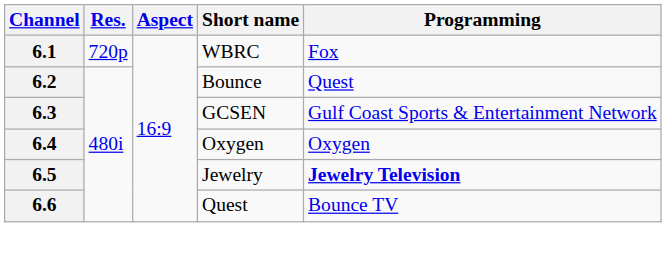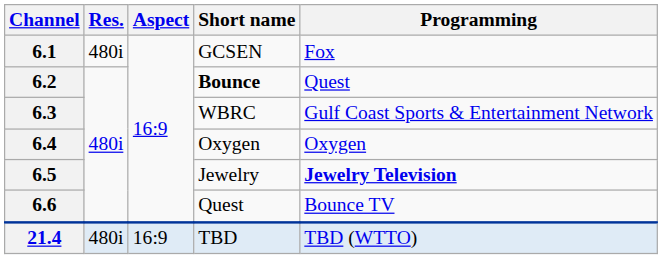(108, 50) 720p -> (106, 50) 480i
(231, 50) WBRC -> (230, 50) GCSEN
(232, 81) normal -> (229, 81) bold
(234, 112) GCSEN -> (227, 112) WBRC
+ row: (44, 237)
